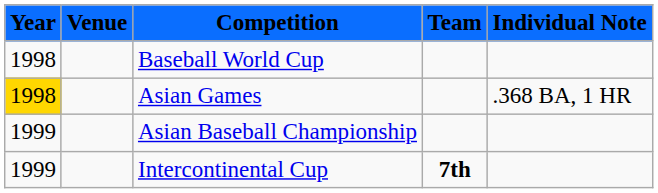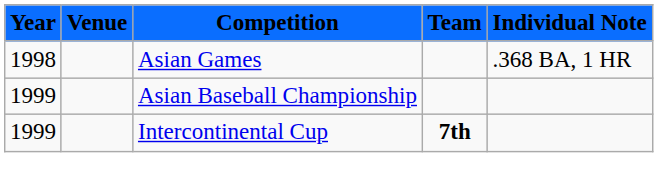- row: (231, 59)
(33, 95) gold background -> (33, 59) no background
